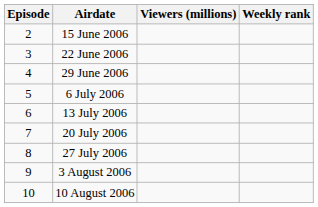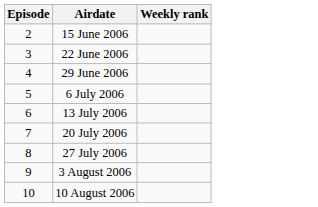- column: (188, 14)
